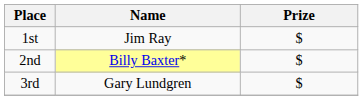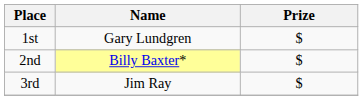(148, 38) Jim Ray -> (148, 38) Gary Lundgren
(148, 83) Gary Lundgren -> (148, 83) Jim Ray
